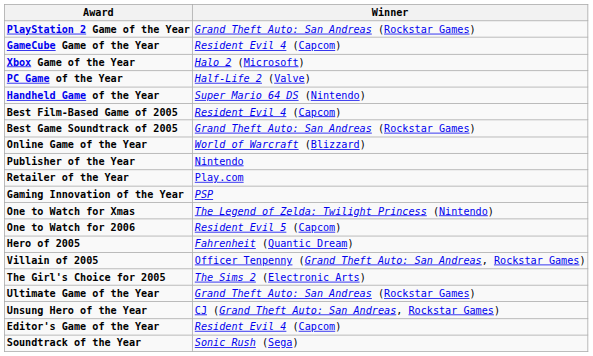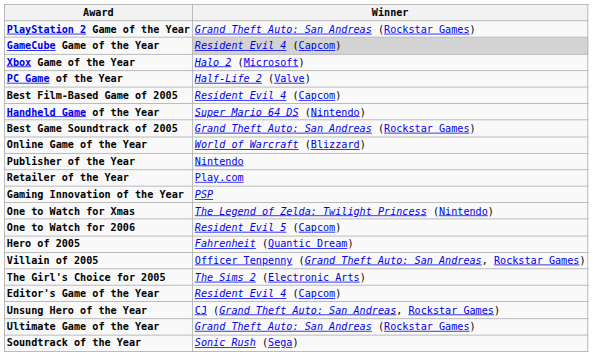(268, 46) no background -> (268, 46) lightgrey background
rows swapped: (83, 95) <-> (92, 112)
rows swapped: (83, 327) <-> (83, 294)
